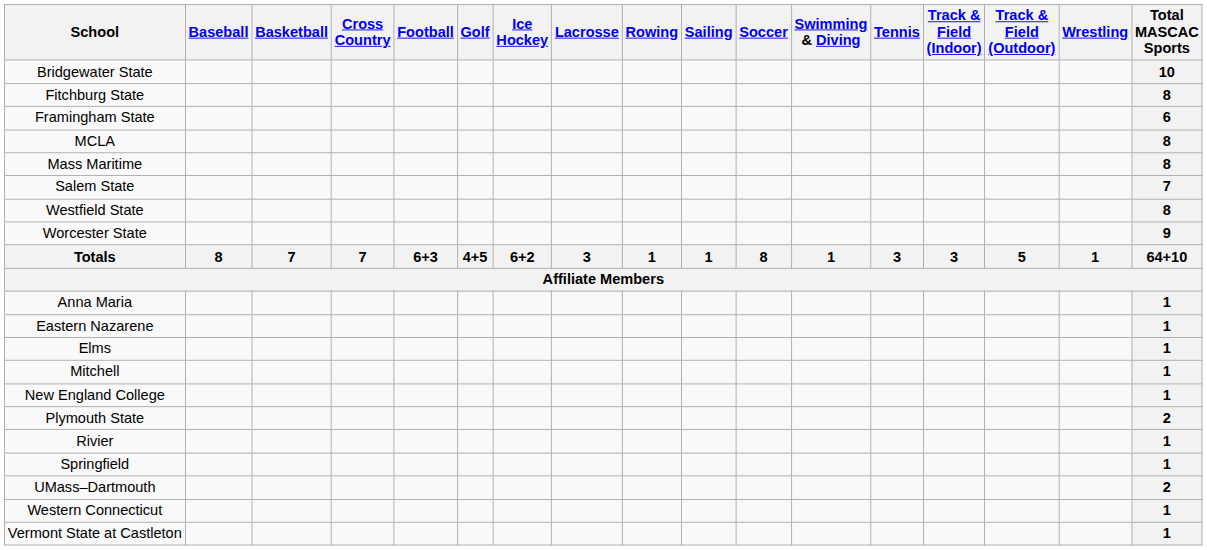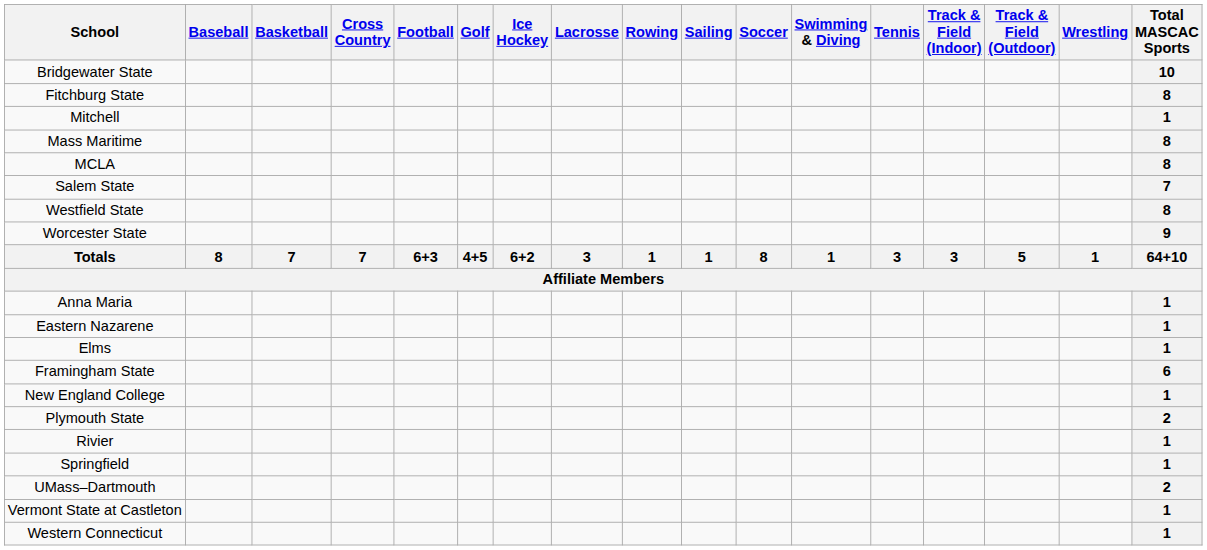rows swapped: (95, 118) <-> (95, 372)
rows swapped: (95, 141) <-> (95, 164)
rows swapped: (95, 510) <-> (95, 533)
